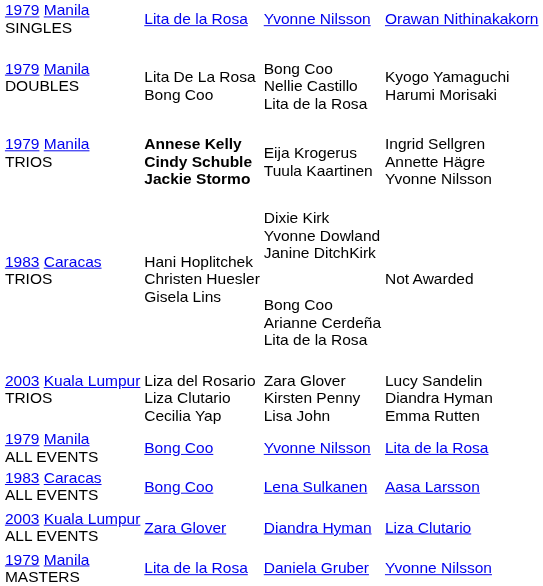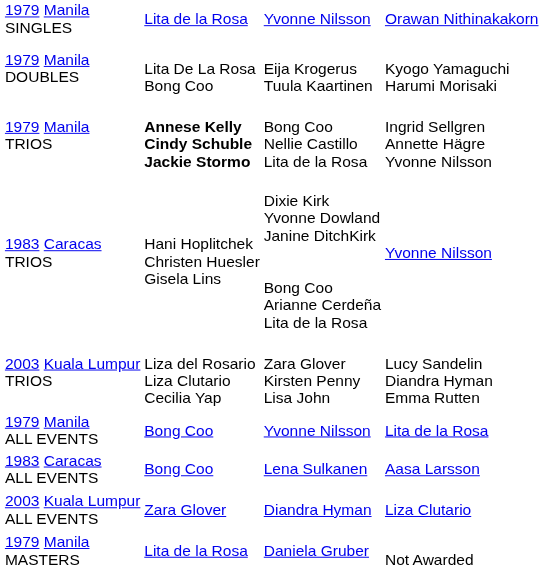(315, 86) Bong Coo Nellie Castillo Lita de la Rosa -> (318, 77) Eija Krogerus Tuula Kaartinen
(318, 161) Eija Krogerus Tuula Kaartinen -> (315, 144) Bong Coo Nellie Castillo Lita de la Rosa
(429, 279) Not Awarded -> (438, 253) Yvonne Nilsson
(438, 568) Yvonne Nilsson -> (429, 559) Not Awarded
